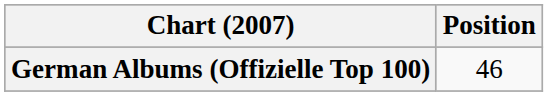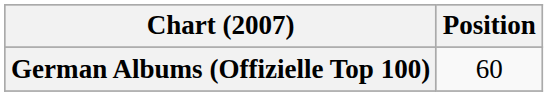(489, 68) 46 -> (489, 68) 60
